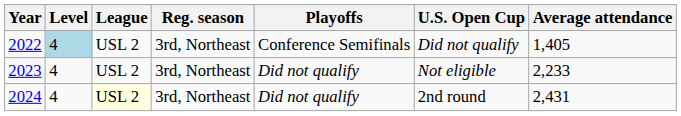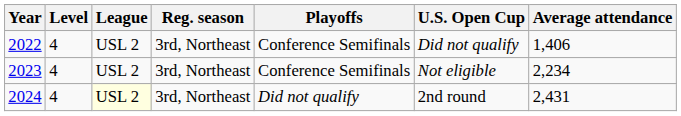(53, 44) lightblue background -> (53, 44) no background
(551, 44) 1,405 -> (551, 44) 1,406
(308, 70) Did not qualify -> (334, 70) Conference Semifinals
(551, 70) 2,233 -> (551, 70) 2,234
